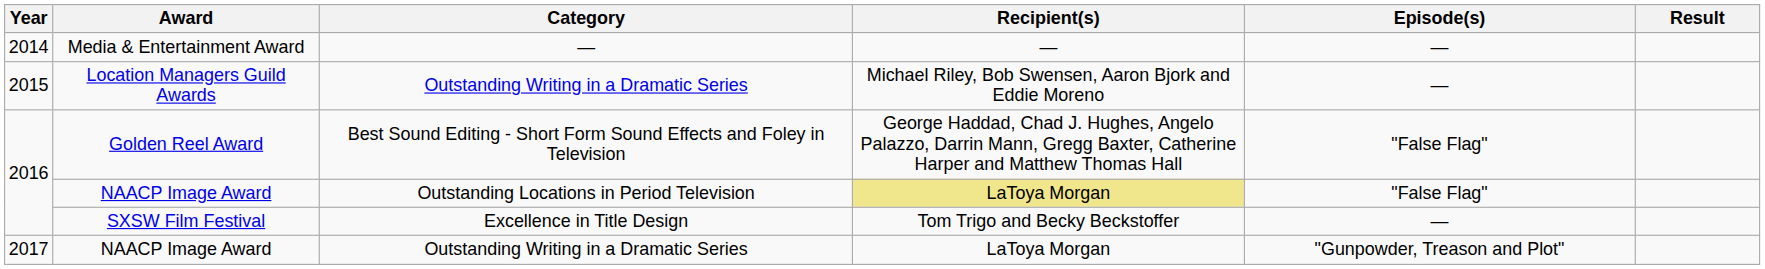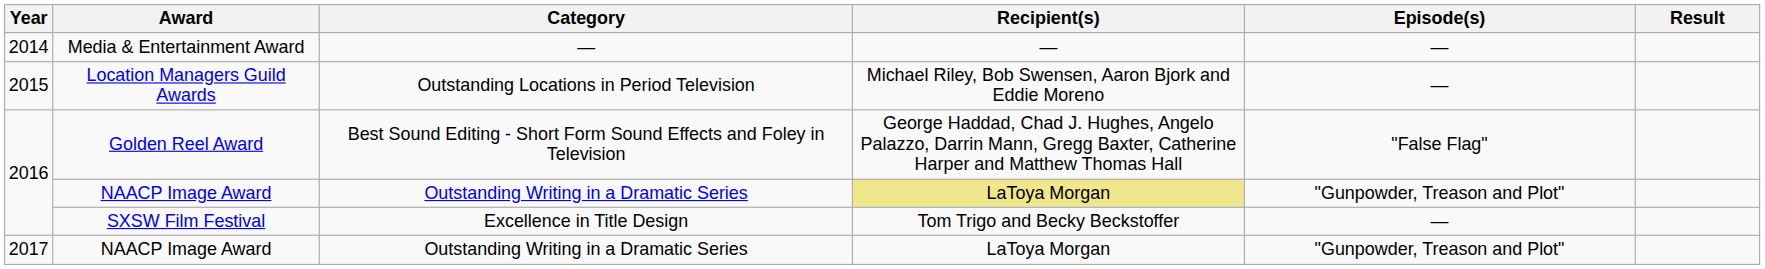(586, 85) Outstanding Writing in a Dramatic Series -> (586, 85) Outstanding Locations in Period Television
(586, 192) Outstanding Locations in Period Television -> (586, 192) Outstanding Writing in a Dramatic Series
(1440, 192) "False Flag" -> (1440, 192) "Gunpowder, Treason and Plot"
